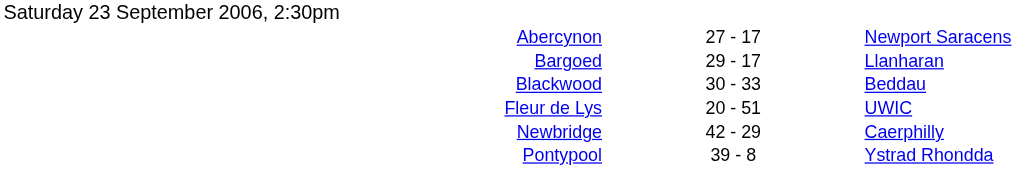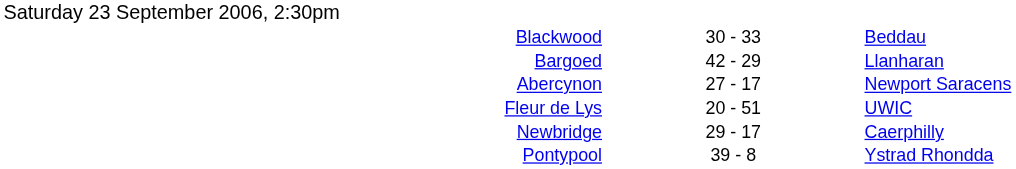rows swapped: (559, 37) <-> (559, 84)
(733, 61) 29 - 17 -> (733, 61) 42 - 29
(733, 131) 42 - 29 -> (733, 131) 29 - 17
